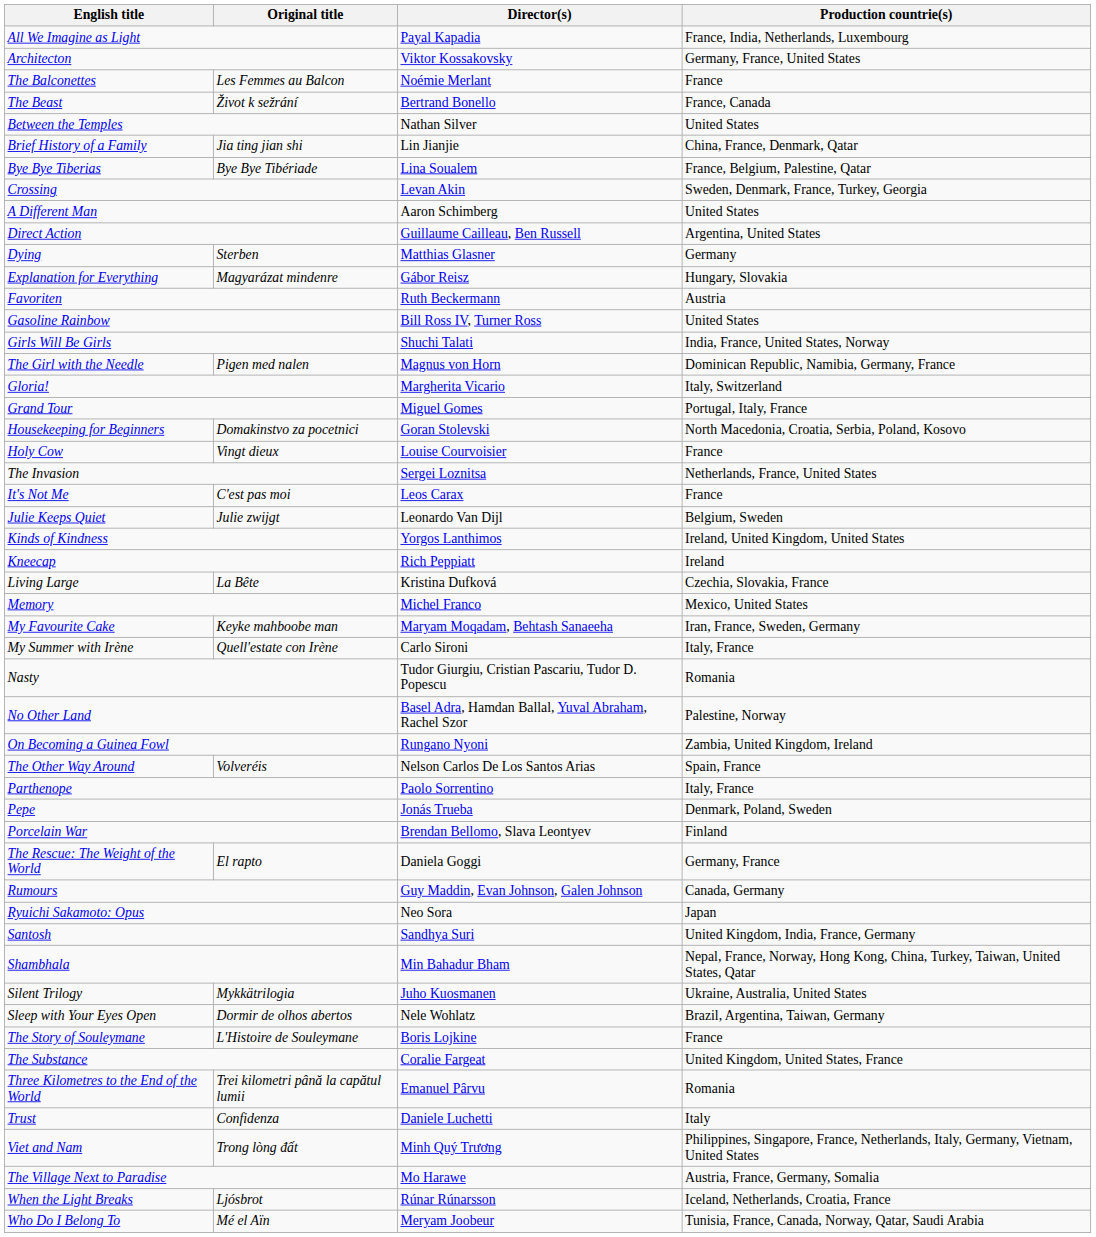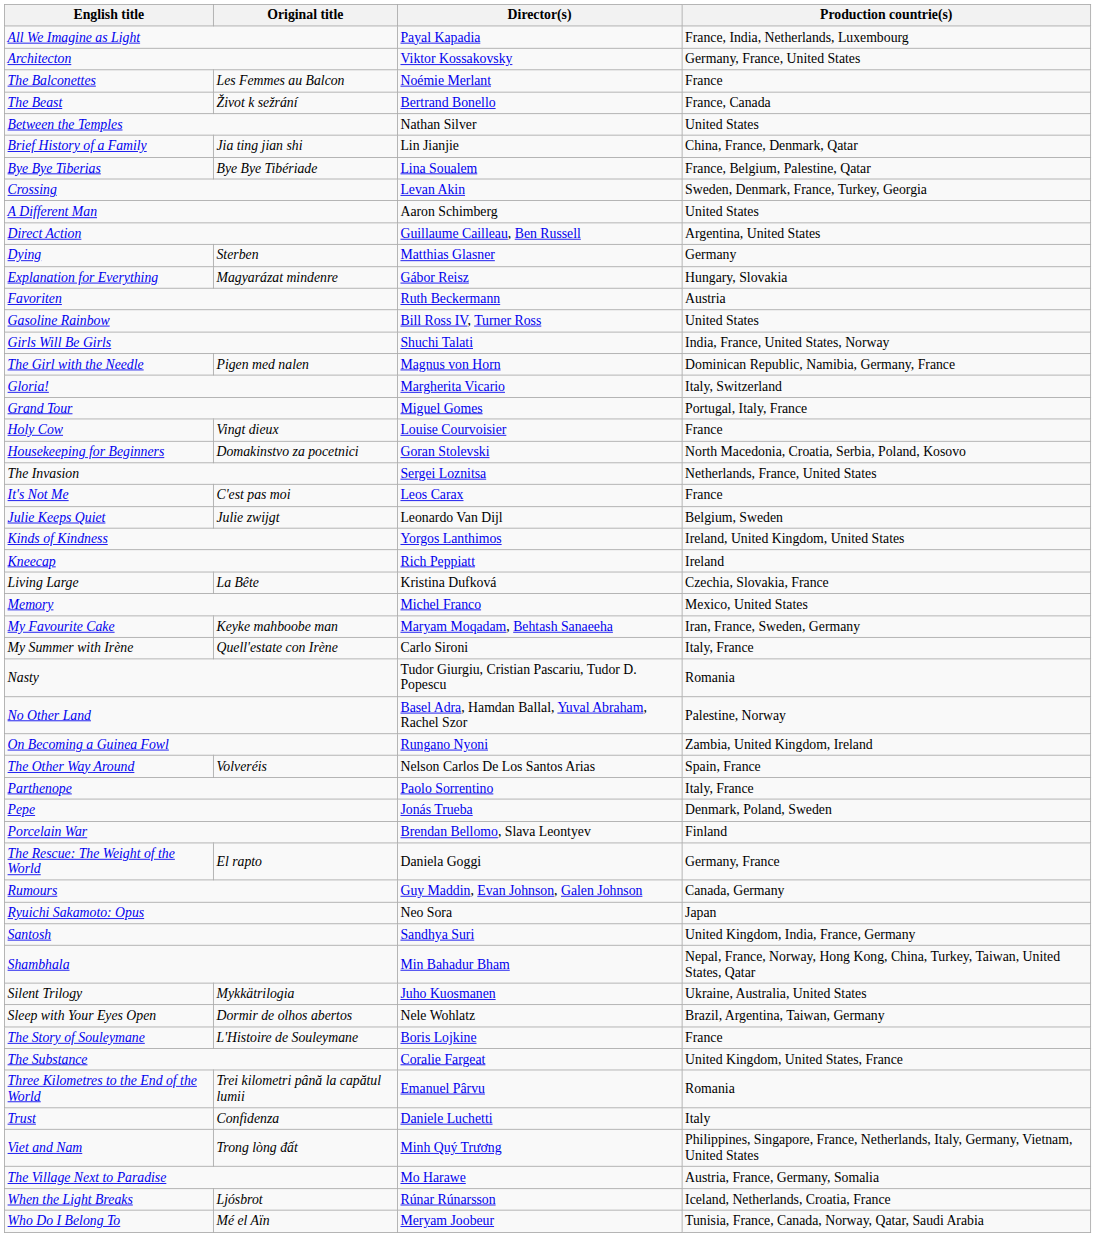rows swapped: (35, 451) <-> (86, 430)
